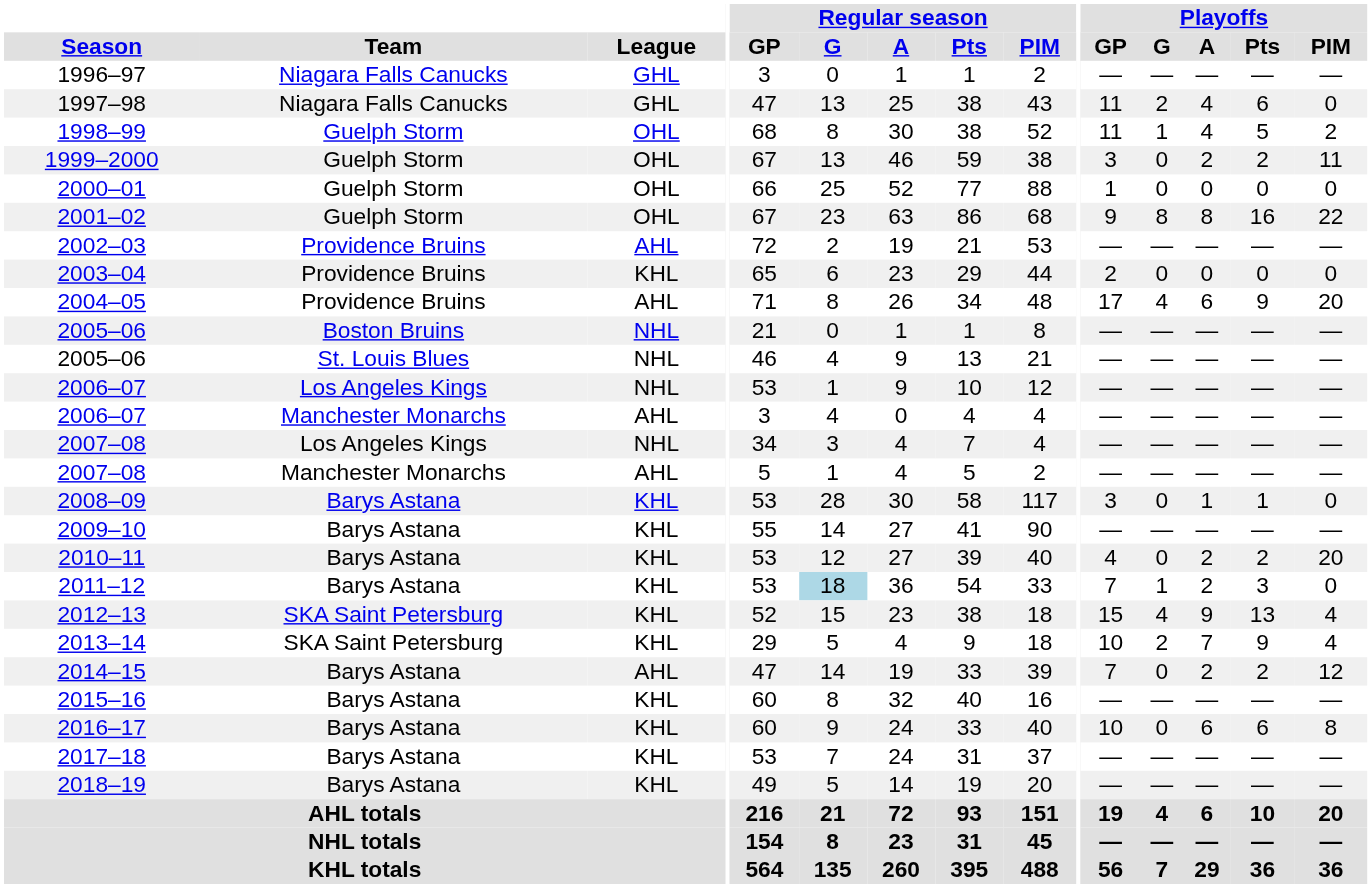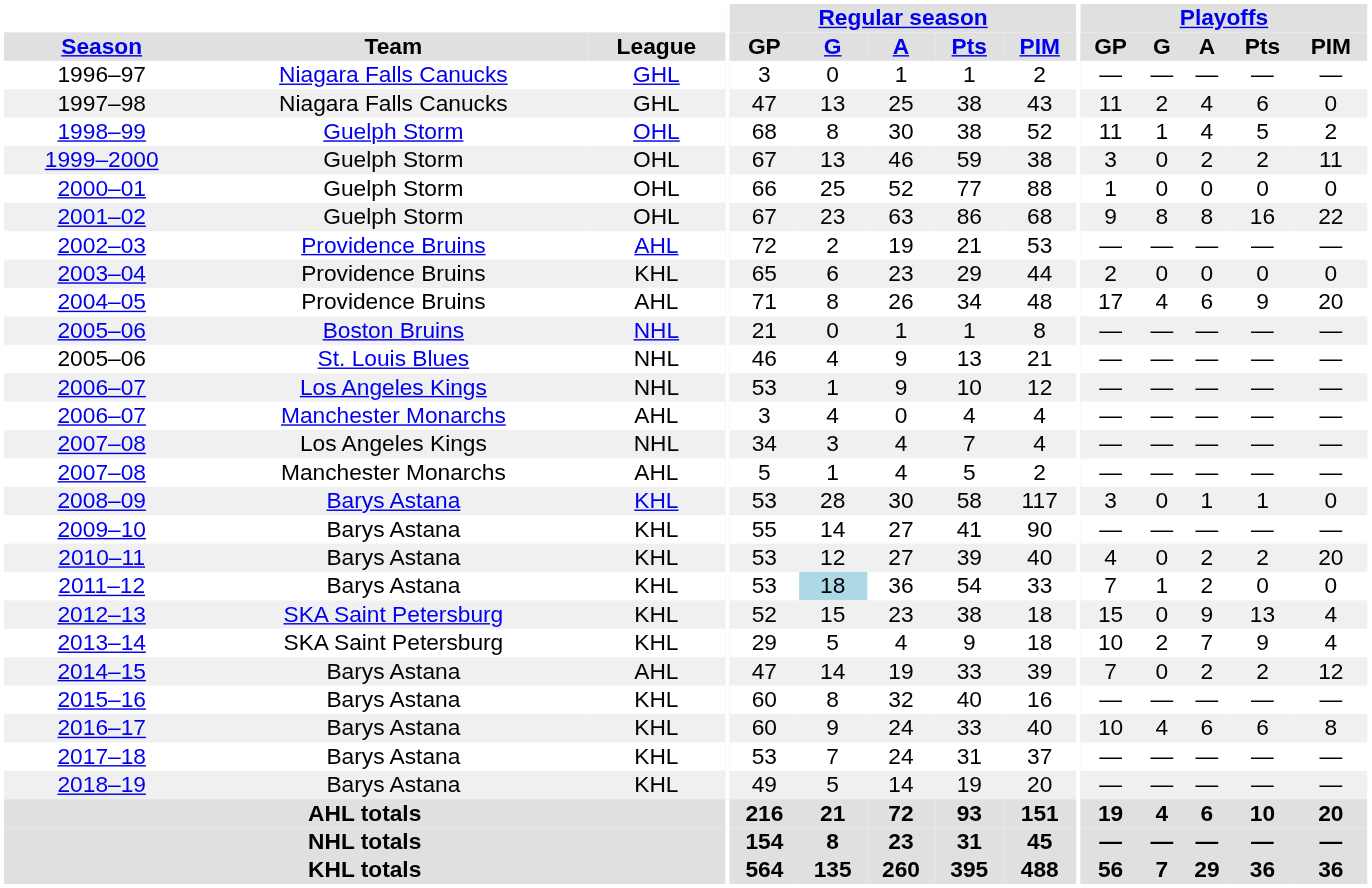(1262, 585) 3 -> (1262, 585) 0
(1162, 614) 4 -> (1162, 614) 0
(1162, 727) 0 -> (1162, 727) 4
